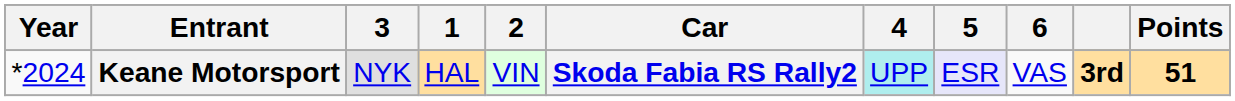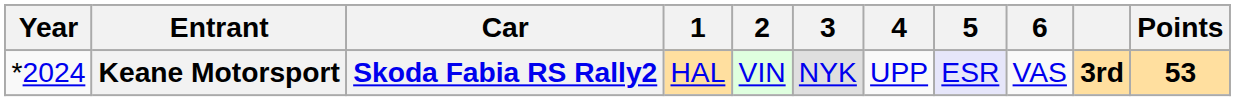columns swapped: (705, 28) <-> (382, 28)
(899, 72) paleturquoise background -> (899, 72) no background
(1180, 72) 51 -> (1180, 72) 53
